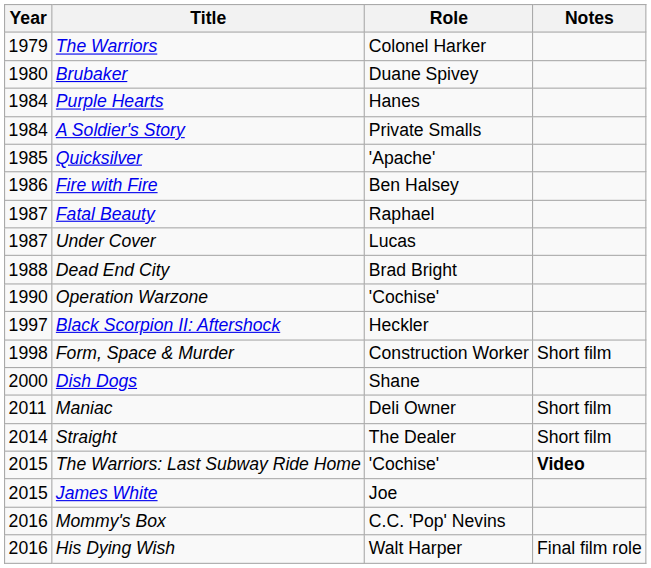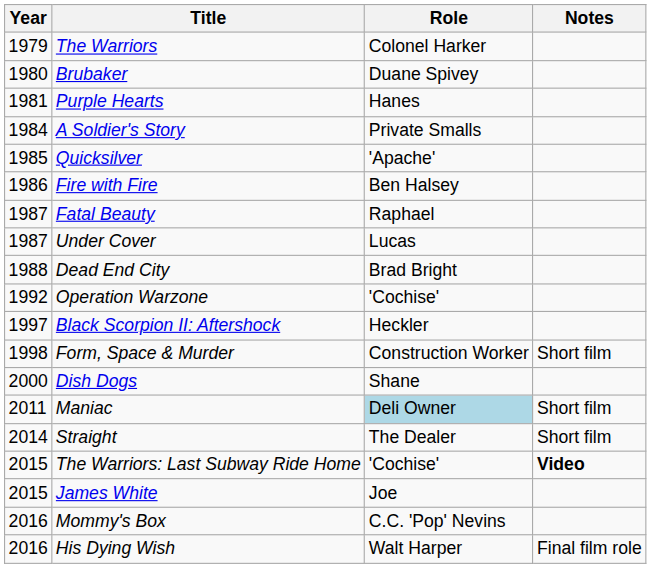(28, 102) 1984 -> (28, 102) 1981
(28, 297) 1990 -> (28, 297) 1992
(412, 409) no background -> (412, 409) lightblue background
